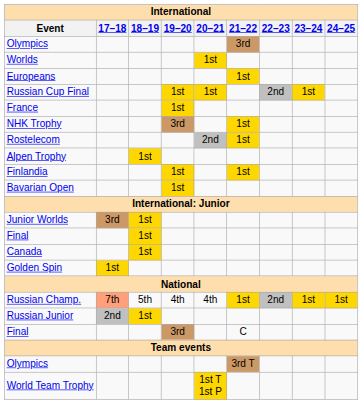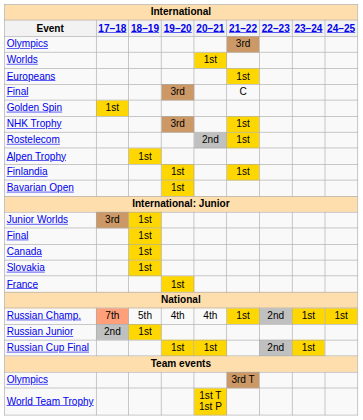rows swapped: (18, 332) <-> (48, 92)
rows swapped: (22, 108) <-> (34, 268)
+ row: (26, 268)
